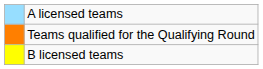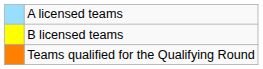rows swapped: (75, 54) <-> (141, 34)
